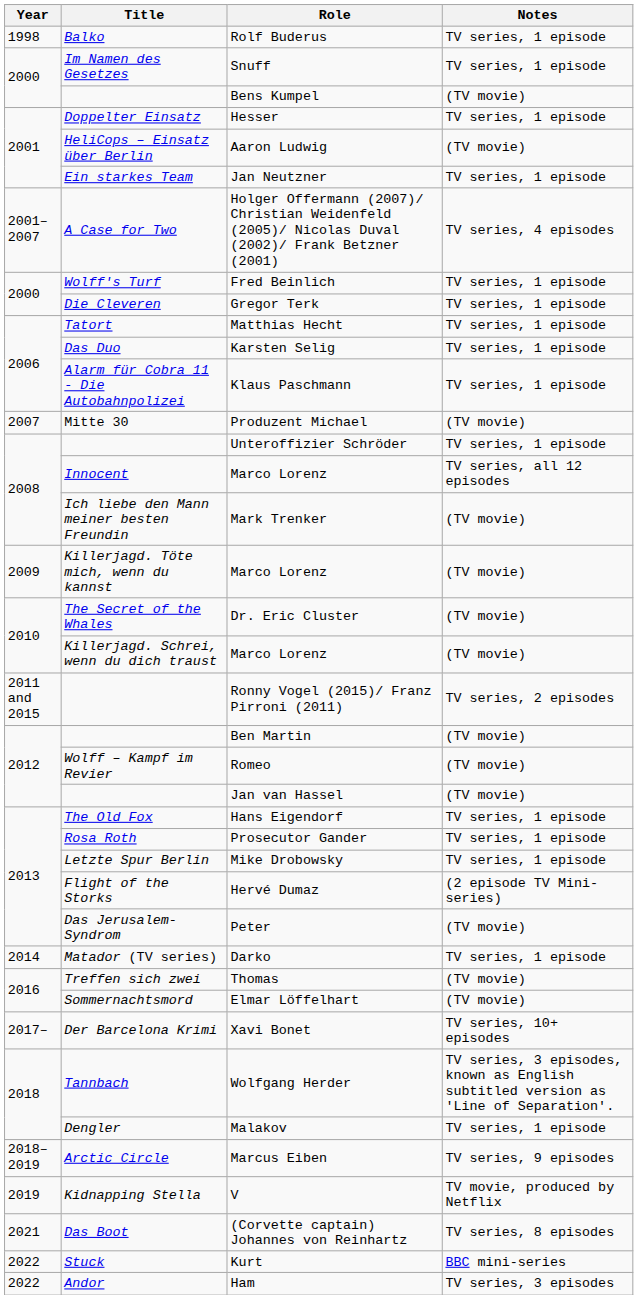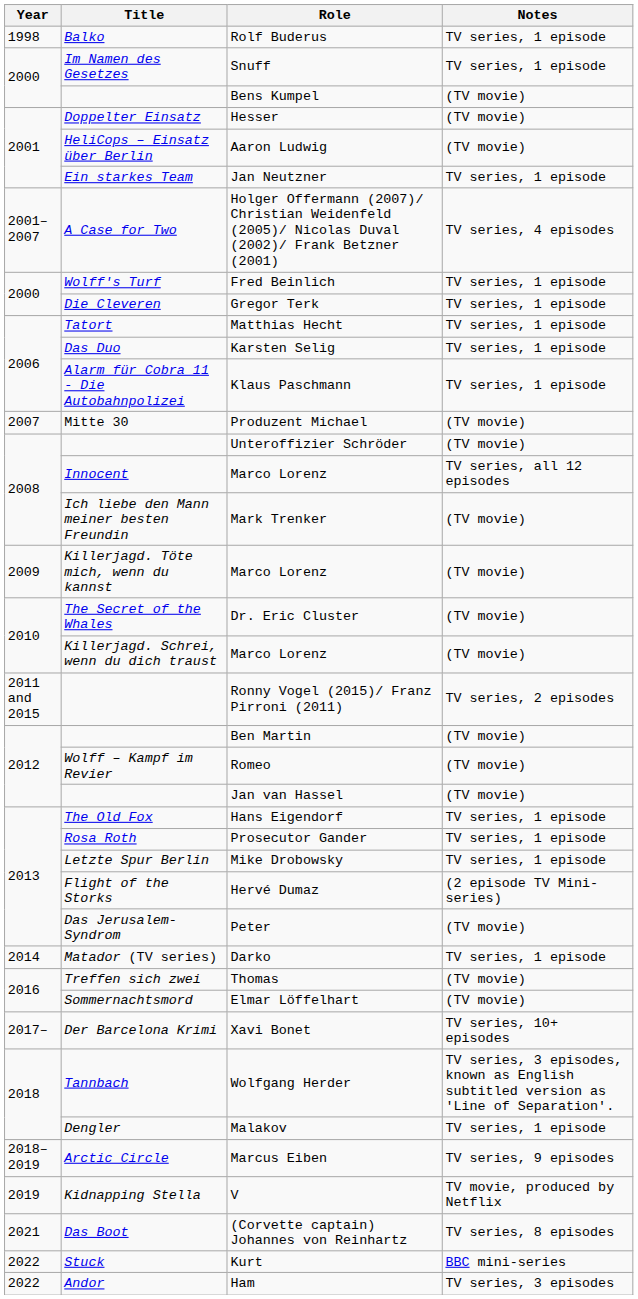(526, 118) TV series, 1 episode -> (486, 118) (TV movie)
(526, 445) TV series, 1 episode -> (486, 445) (TV movie)
